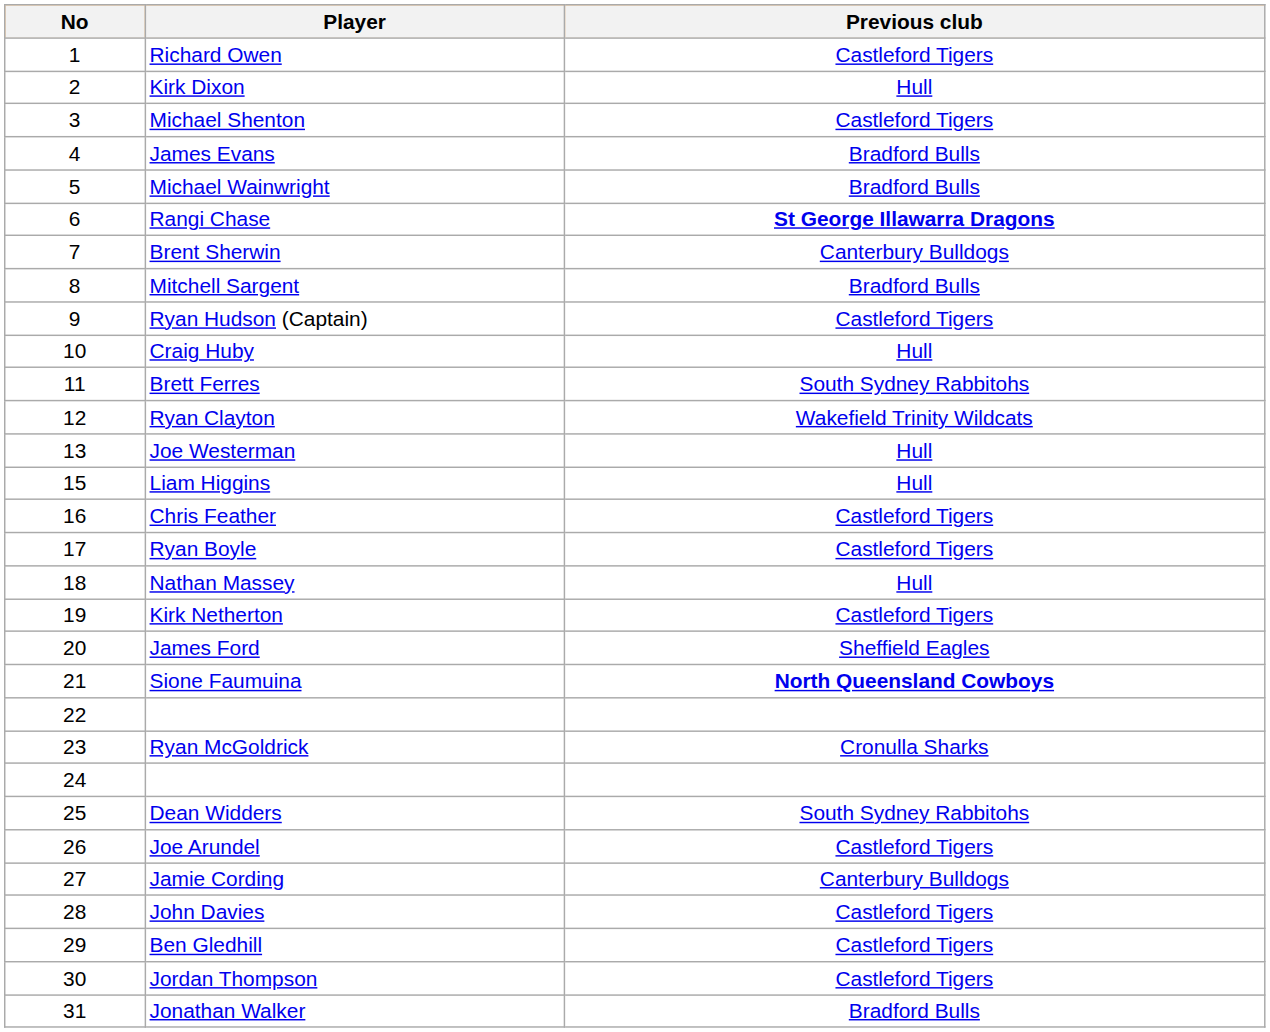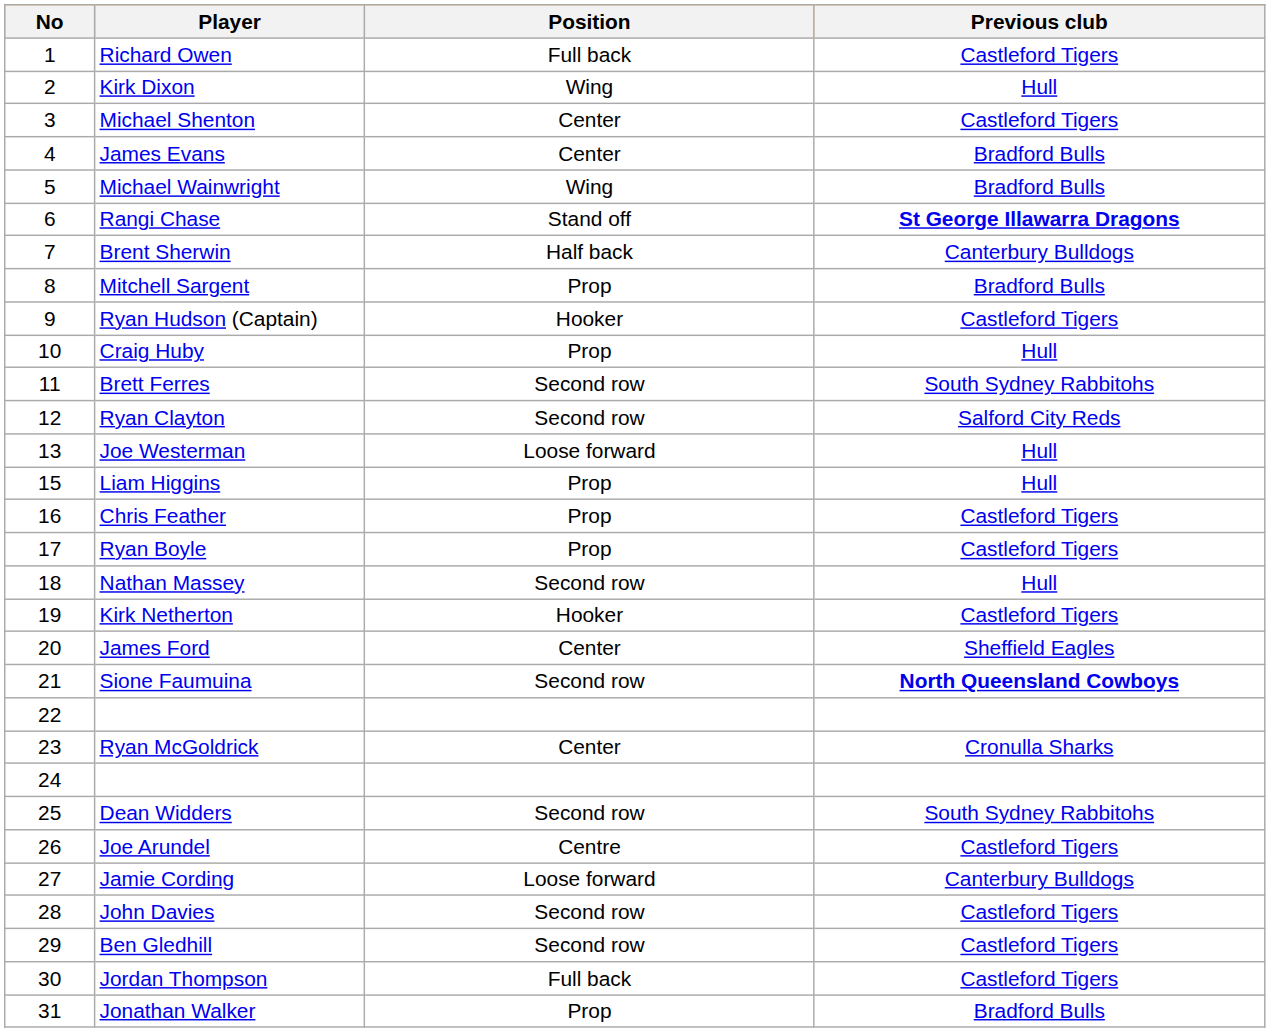+ column: (589, 22)
(914, 417) Wakefield Trinity Wildcats -> (1039, 417) Salford City Reds
